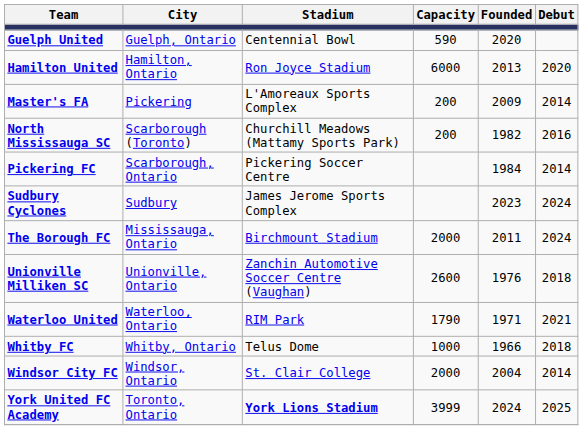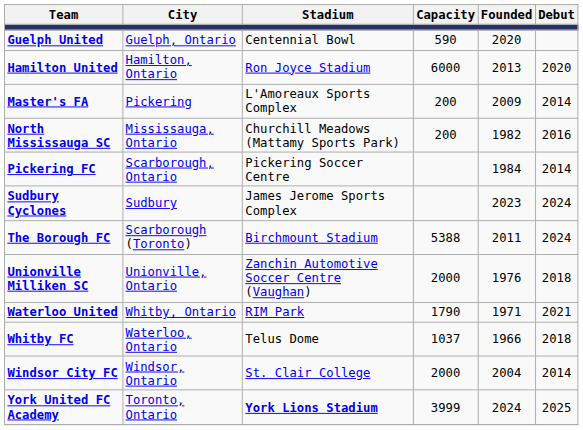(166, 135) Scarborough (Toronto) -> (170, 135) Mississauga, Ontario
(170, 237) Mississauga, Ontario -> (166, 237) Scarborough (Toronto)
(446, 237) 2000 -> (446, 237) 5388
(446, 278) 2600 -> (446, 278) 2000
(159, 319) Waterloo, Ontario -> (181, 312) Whitby, Ontario
(181, 346) Whitby, Ontario -> (159, 339) Waterloo, Ontario
(446, 346) 1000 -> (446, 339) 1037
